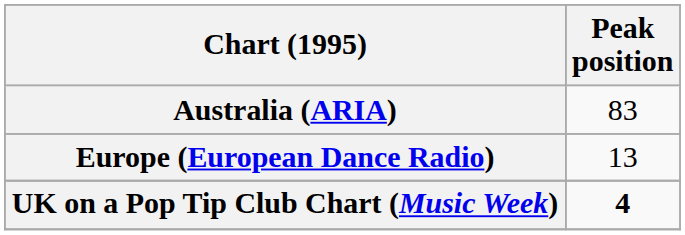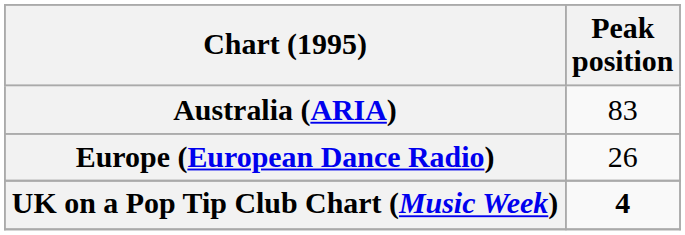(623, 156) 13 -> (623, 156) 26
